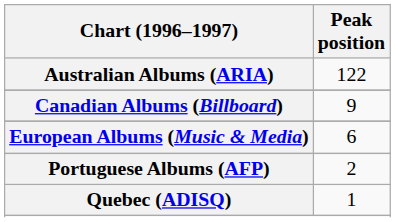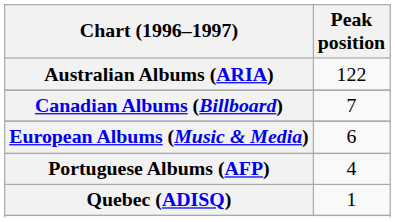(351, 105) 9 -> (351, 105) 7
(351, 168) 2 -> (351, 168) 4
